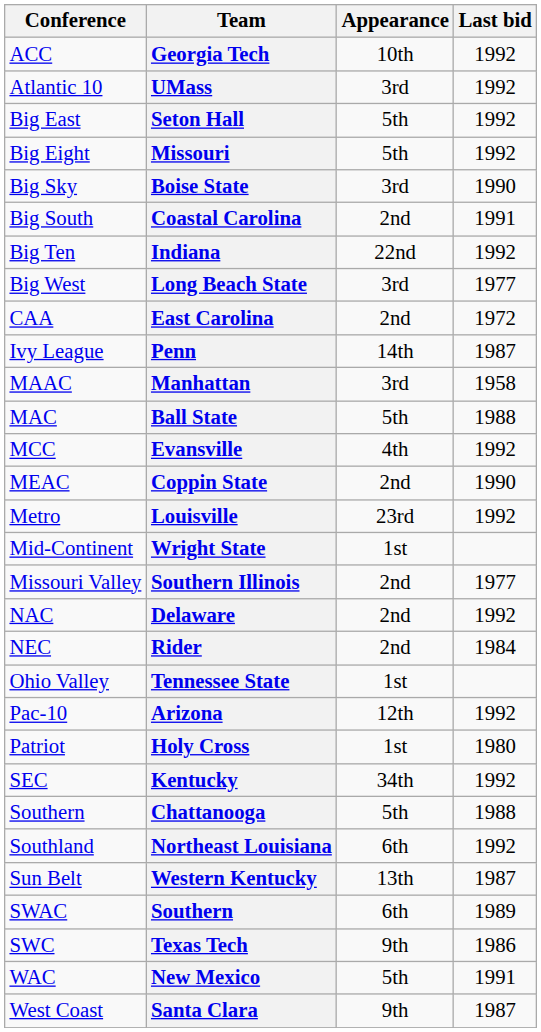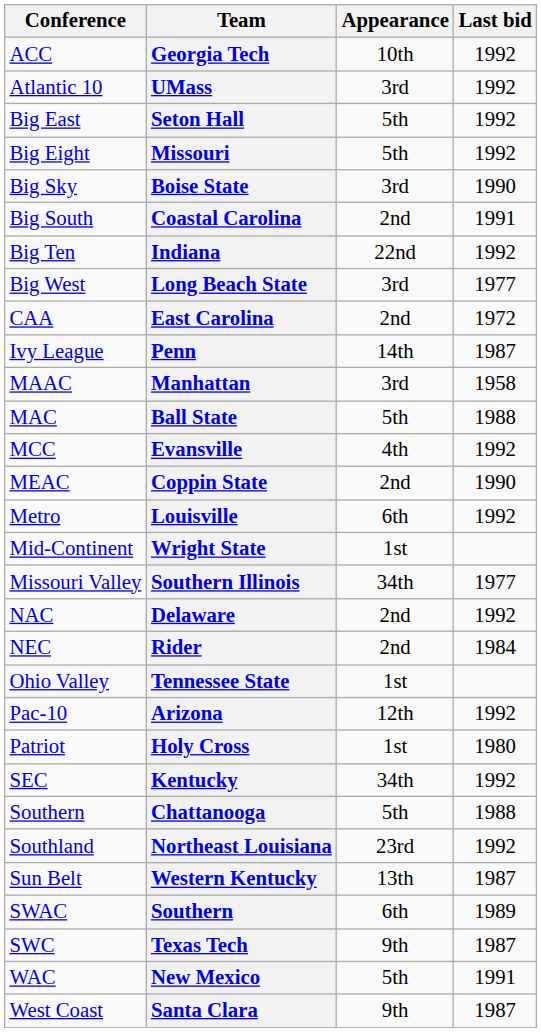(395, 515) 23rd -> (395, 515) 6th
(395, 581) 2nd -> (395, 581) 34th
(395, 845) 6th -> (395, 845) 23rd
(495, 944) 1986 -> (495, 944) 1987
